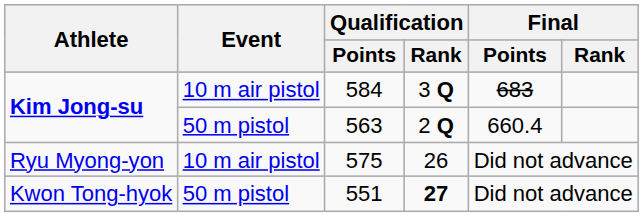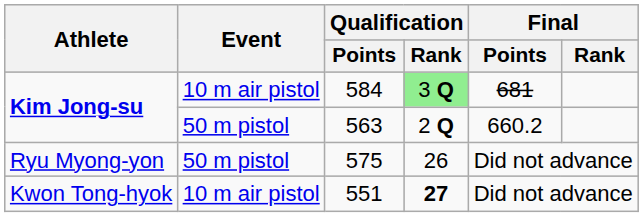(436, 90) no background -> (436, 90) lightgreen background
(515, 90) 683 -> (515, 90) 681
(515, 125) 660.4 -> (515, 125) 660.2
(251, 160) 10 m air pistol -> (236, 160) 50 m pistol
(236, 195) 50 m pistol -> (251, 195) 10 m air pistol
